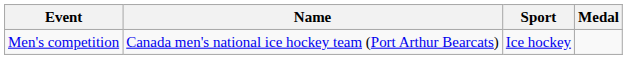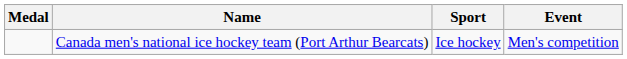columns swapped: (598, 17) <-> (64, 17)
